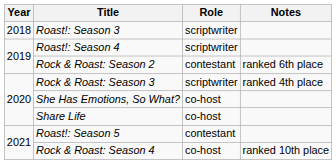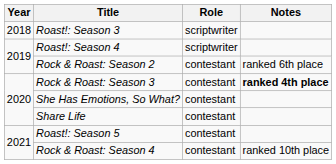(211, 82) scriptwriter -> (210, 82) contestant
(283, 82) normal -> (286, 82) bold
(203, 99) co-host -> (210, 99) contestant
(203, 116) co-host -> (210, 116) contestant
(203, 151) co-host -> (210, 151) contestant
